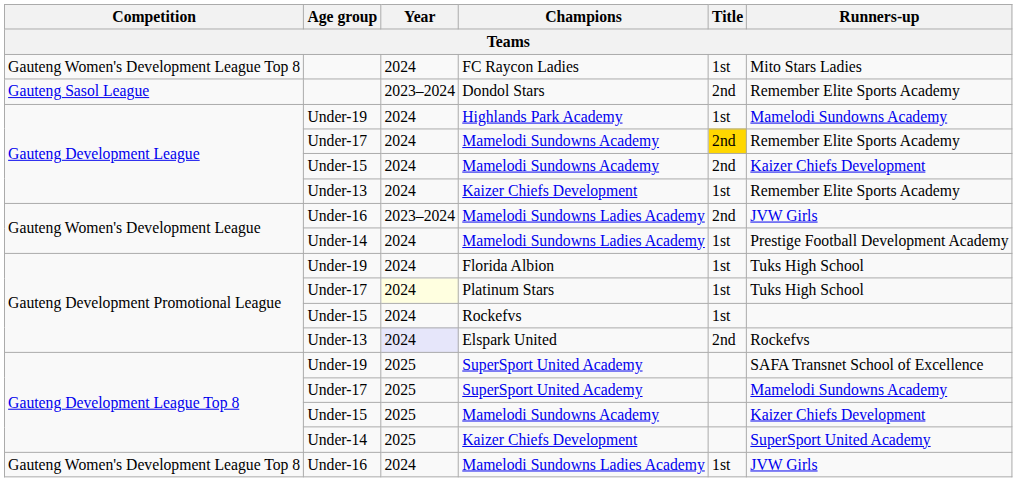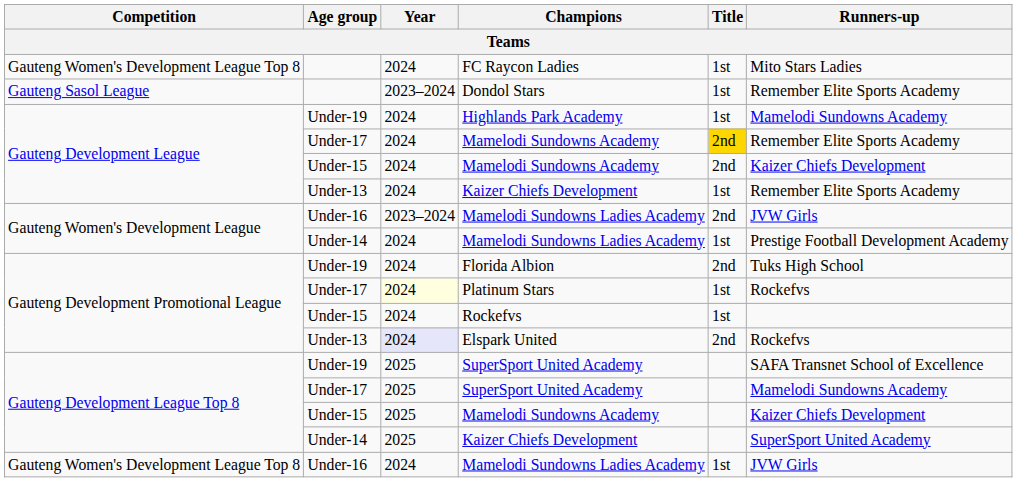(724, 91) 2nd -> (721, 91) 1st
(721, 265) 1st -> (724, 265) 2nd
(807, 290) Tuks High School -> (780, 290) Rockefvs
